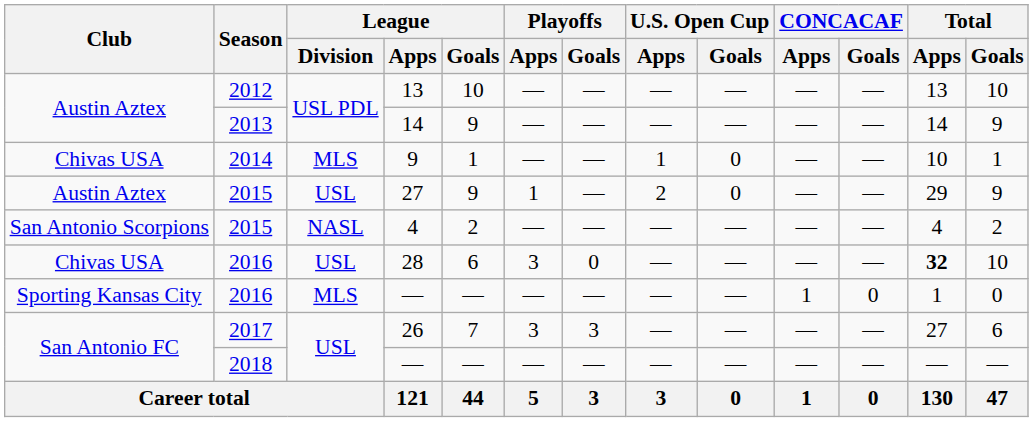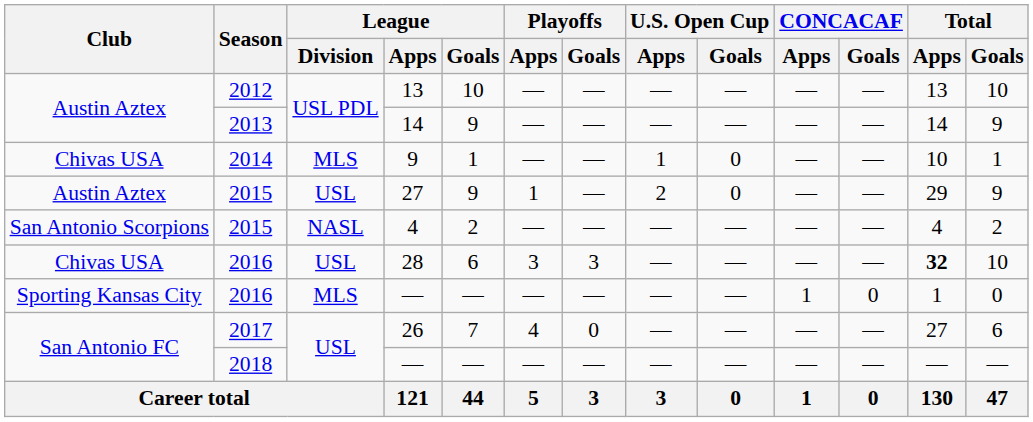(594, 261) 0 -> (594, 261) 3
(533, 329) 3 -> (533, 329) 4
(594, 329) 3 -> (594, 329) 0
